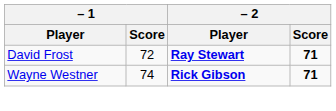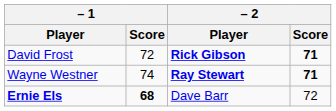(207, 55) Ray Stewart -> (208, 55) Rick Gibson
(208, 75) Rick Gibson -> (207, 75) Ray Stewart
+ row: (35, 95)
